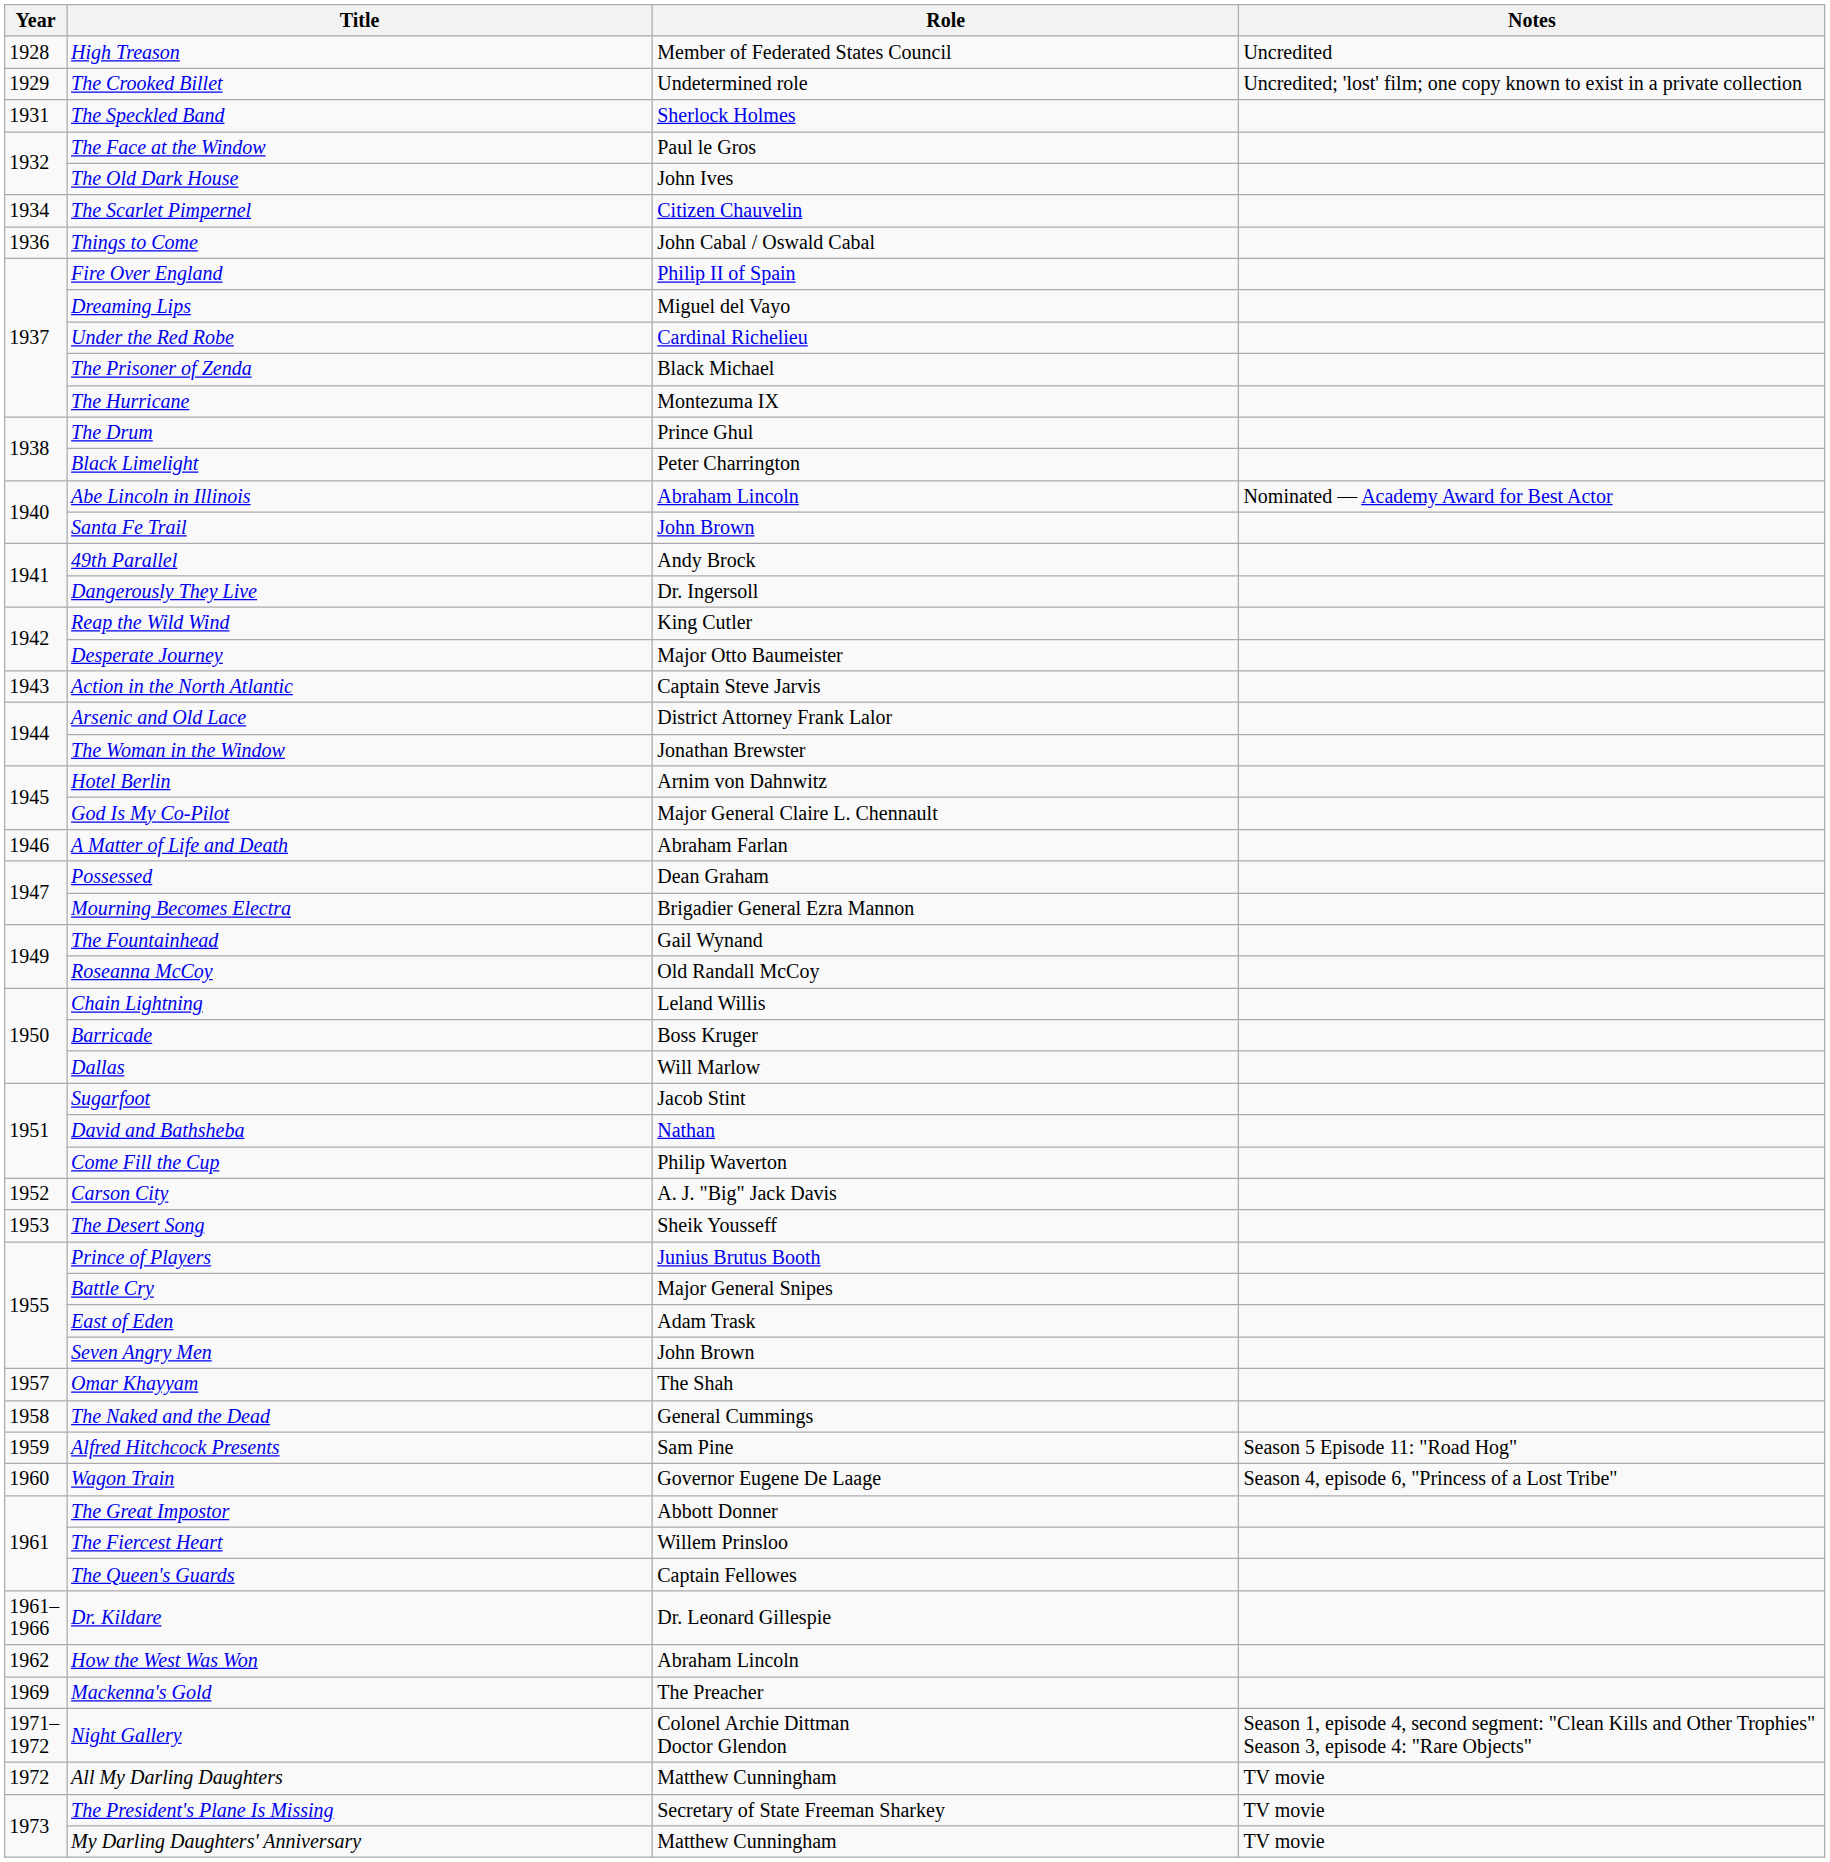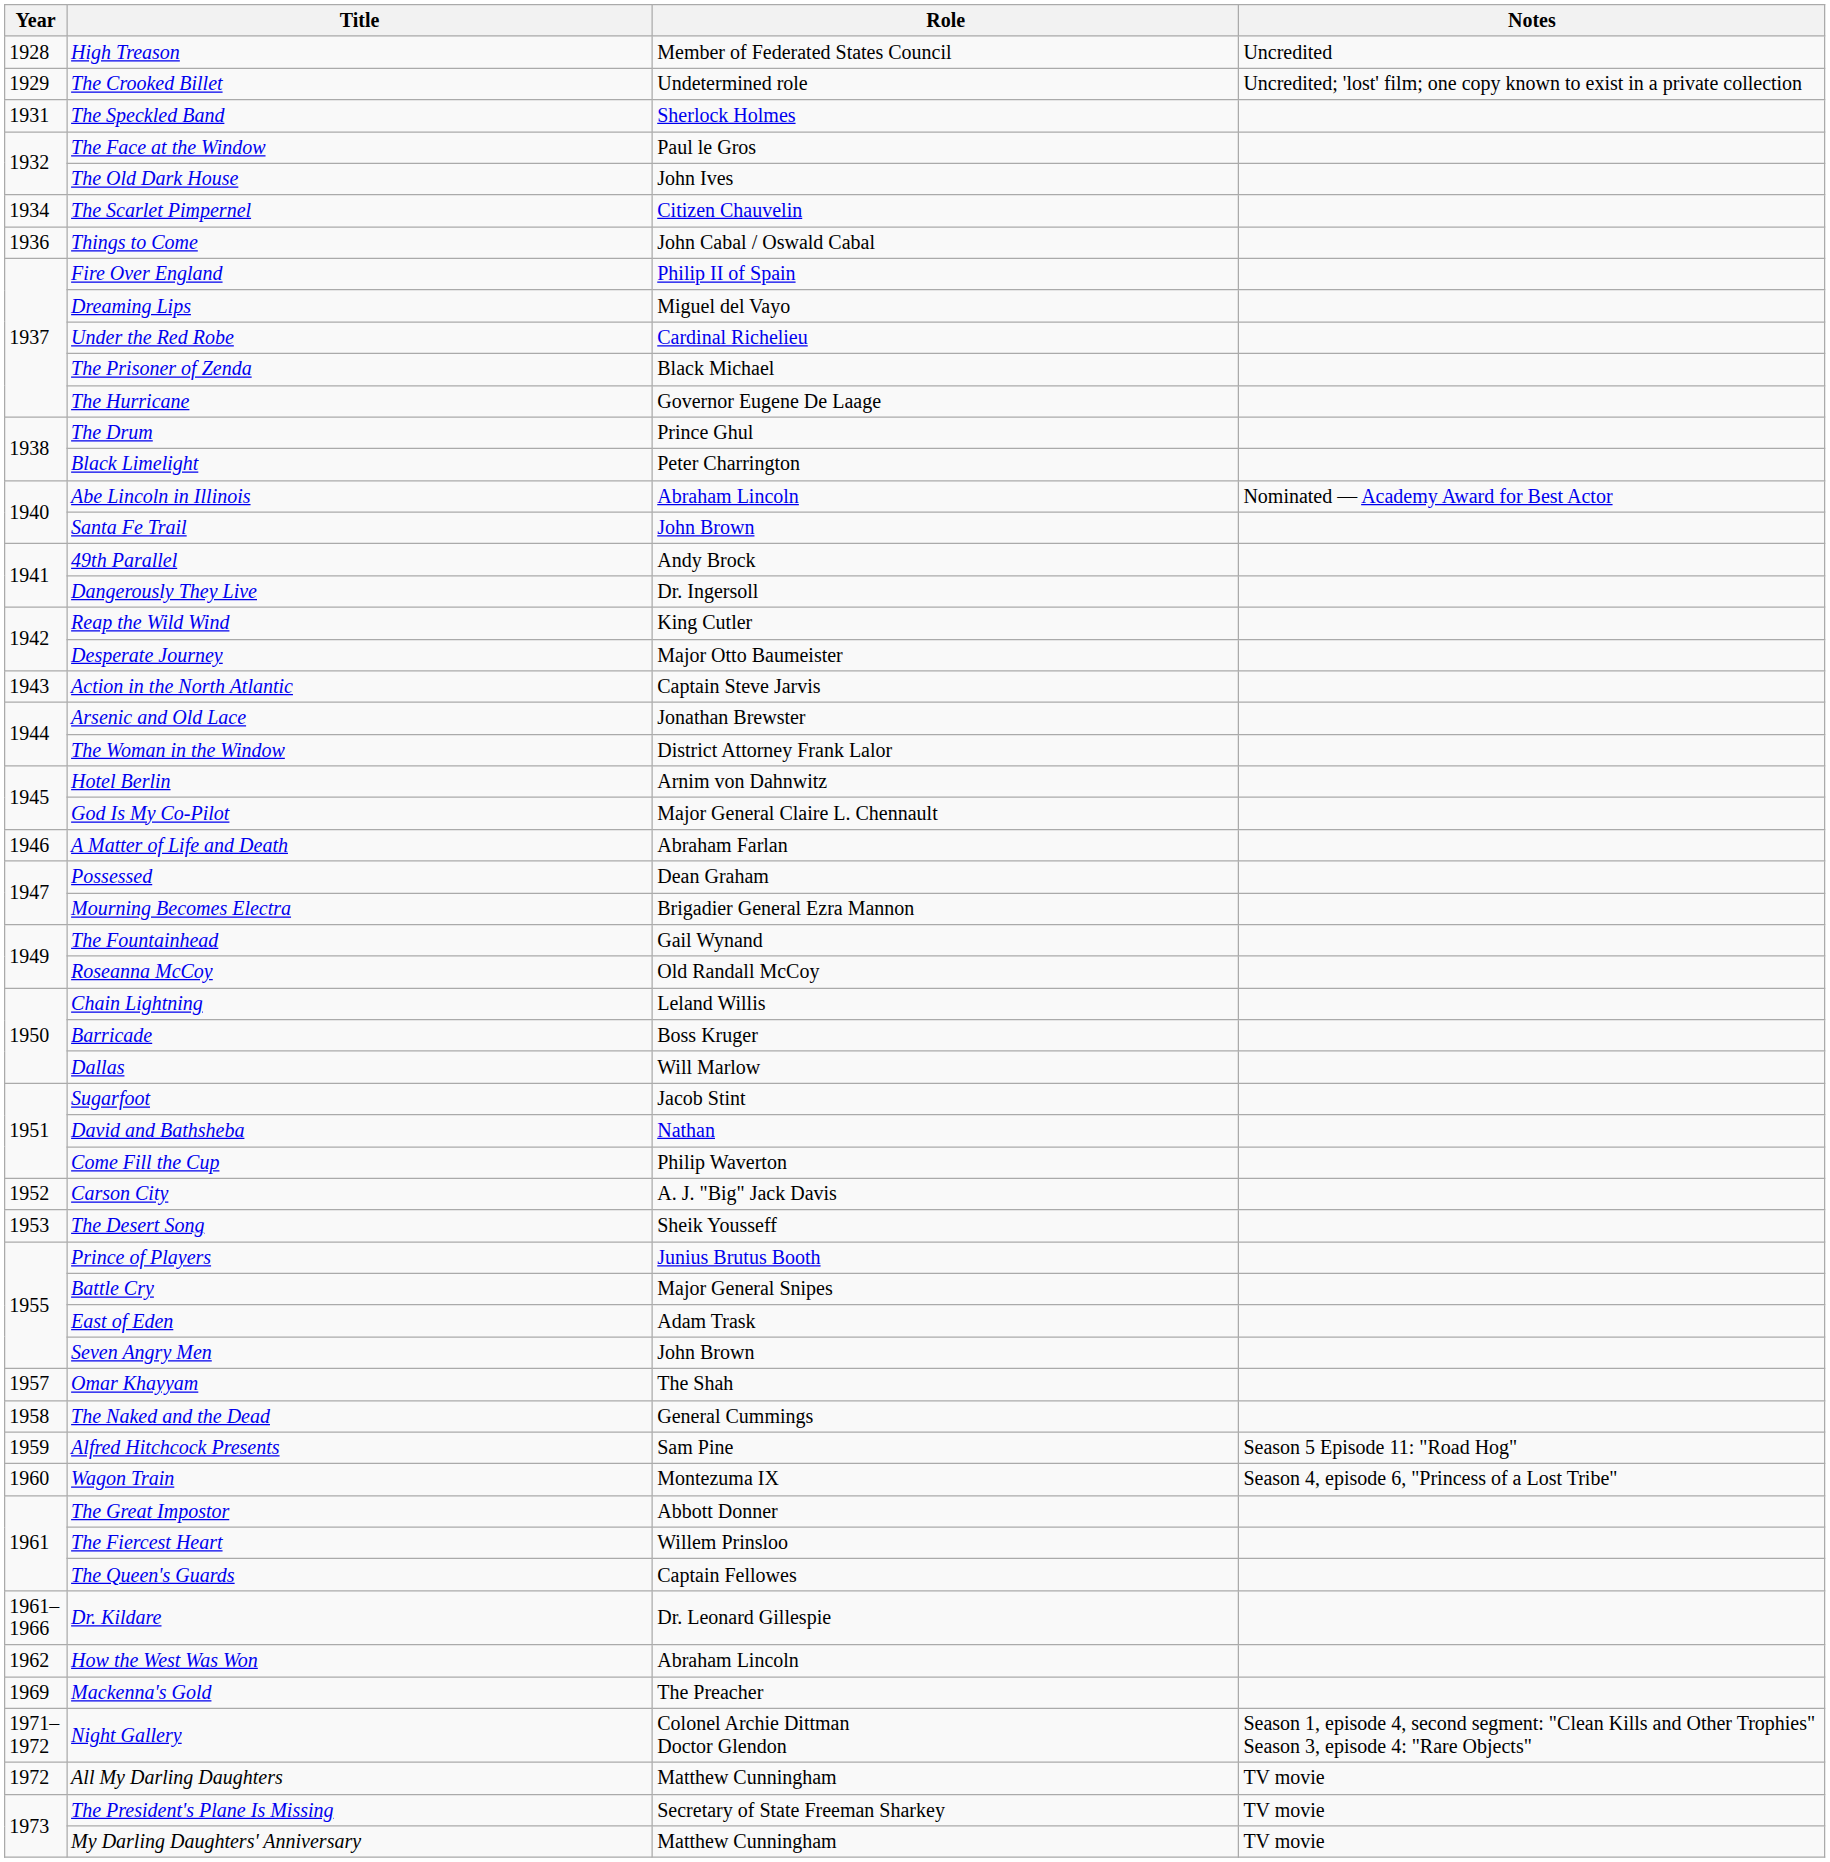(718, 400) Montezuma IX -> (769, 400) Governor Eugene De Laage
(775, 718) District Attorney Frank Lalor -> (731, 718) Jonathan Brewster
(731, 749) Jonathan Brewster -> (775, 749) District Attorney Frank Lalor
(769, 1479) Governor Eugene De Laage -> (718, 1479) Montezuma IX
